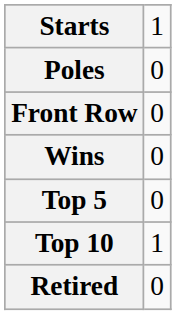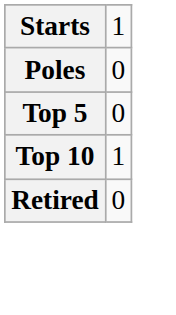- row: (74, 112)
- row: (74, 156)
